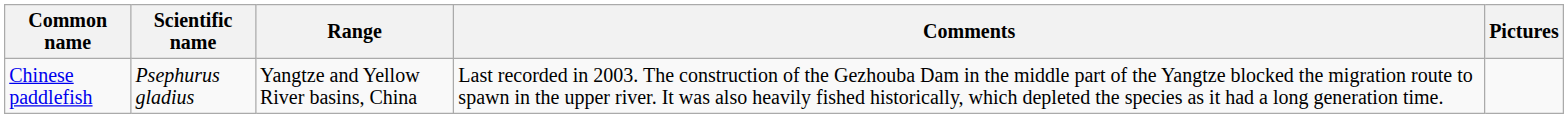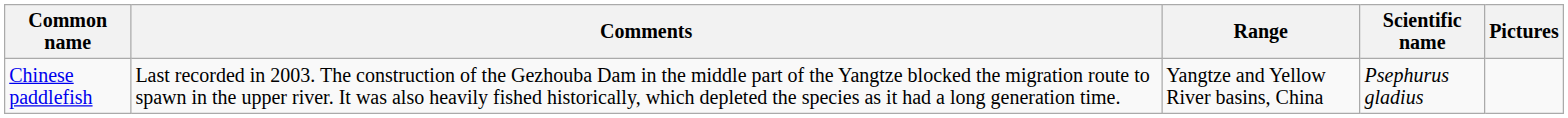columns swapped: (193, 31) <-> (969, 31)
